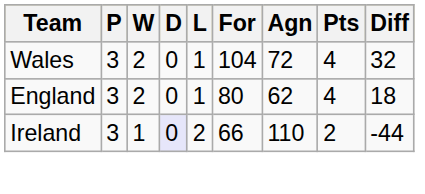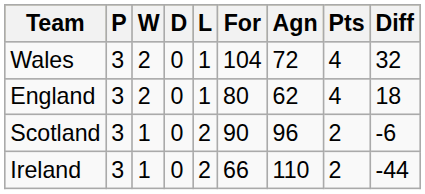+ row: (55, 133)
(172, 133) lavender background -> (177, 170) no background
